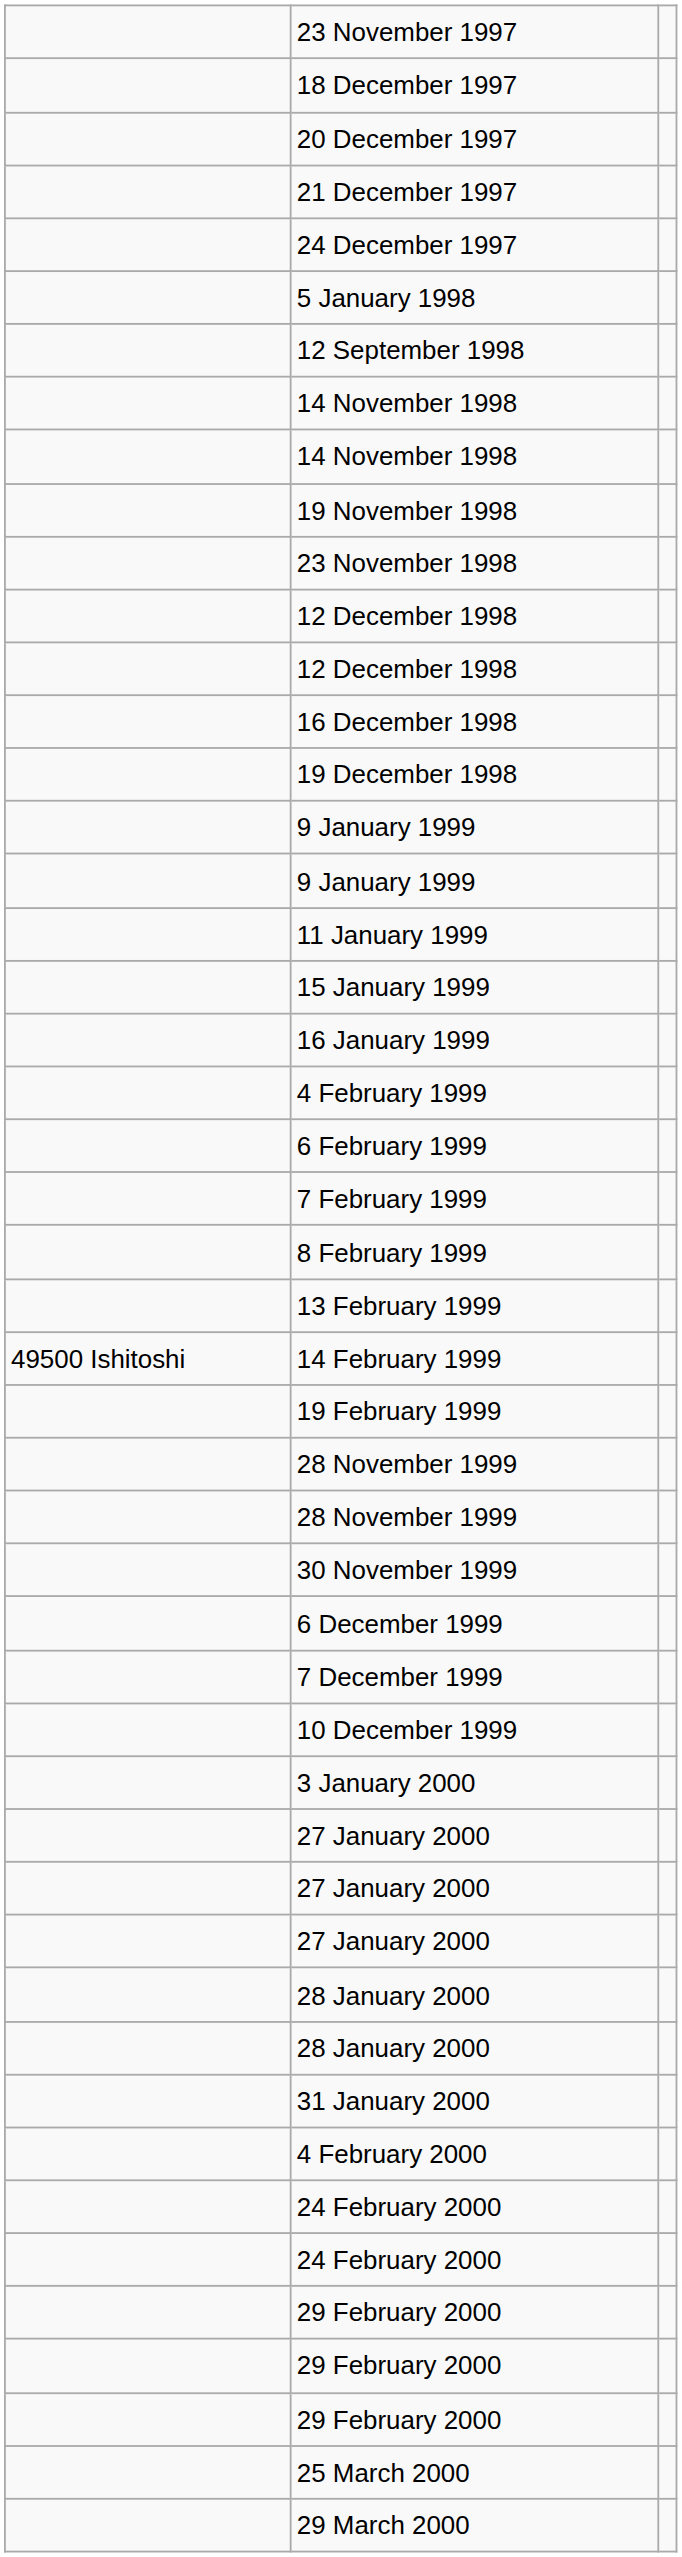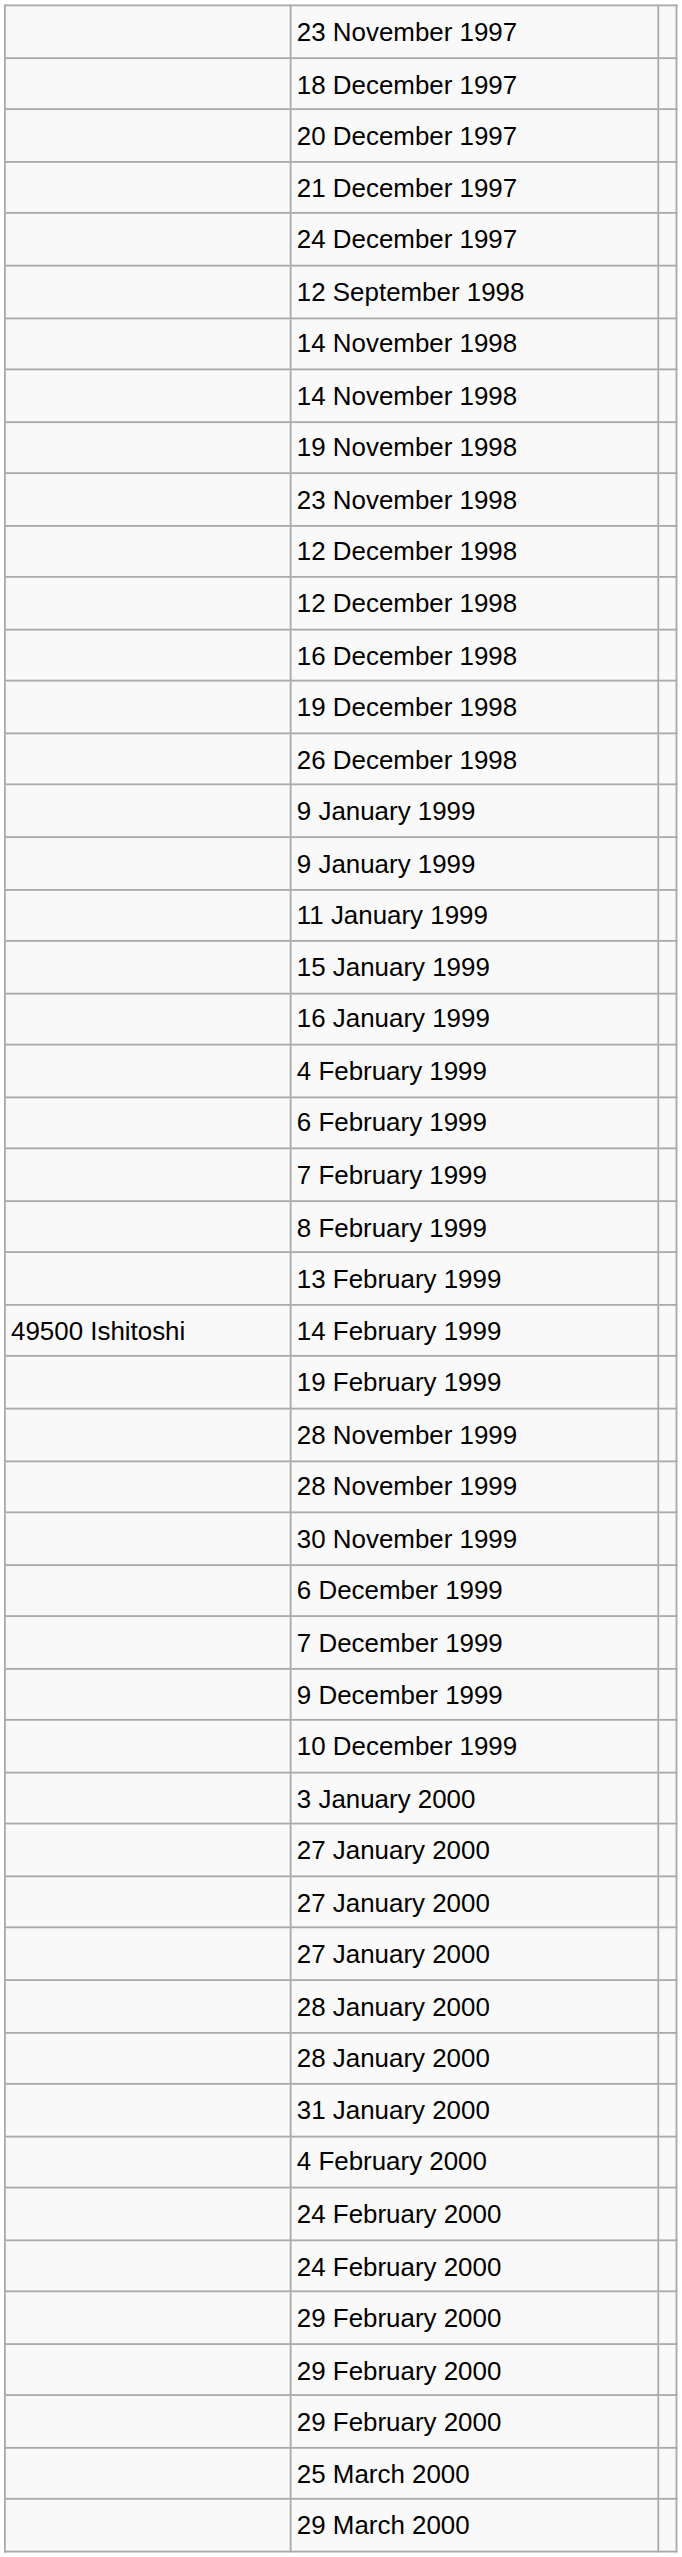- row: (148, 298)
+ row: (148, 759)
+ row: (148, 1694)
